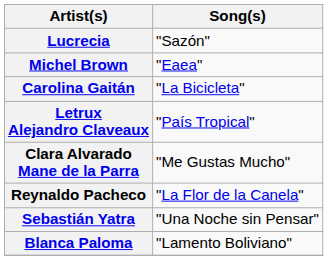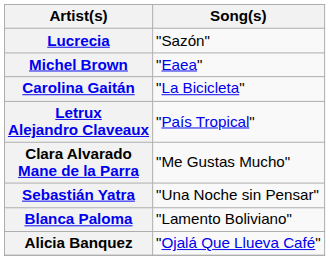- row: (79, 195)
+ row: (79, 243)
